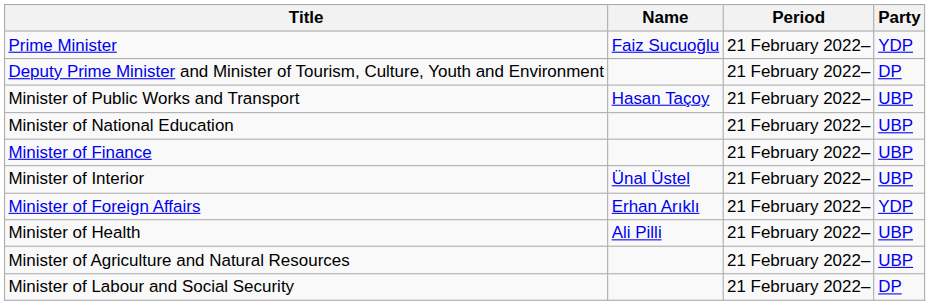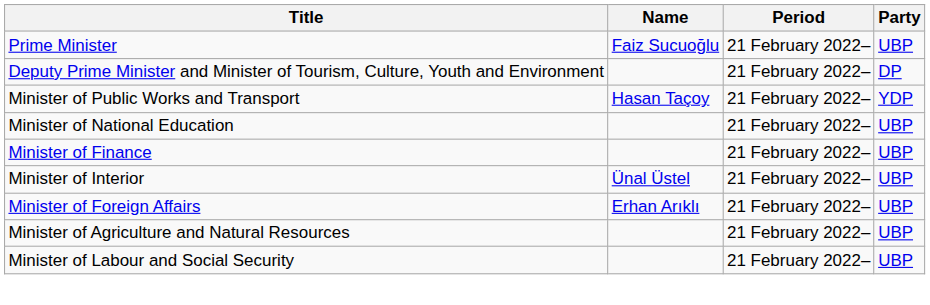(896, 44) YDP -> (896, 44) UBP
(896, 98) UBP -> (896, 98) YDP
(896, 206) YDP -> (896, 206) UBP
- row: (74, 233)
(890, 286) DP -> (896, 260) UBP
